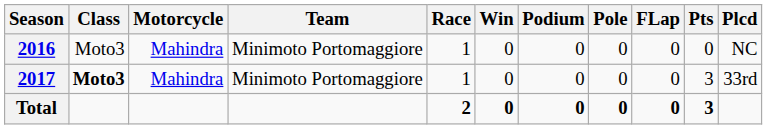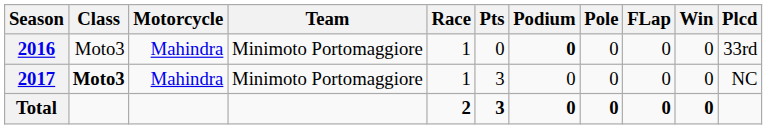columns swapped: (497, 19) <-> (701, 19)
(580, 49) normal -> (571, 49) bold
(744, 49) NC -> (740, 49) 33rd
(740, 78) 33rd -> (744, 78) NC
